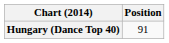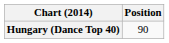(143, 30) 91 -> (143, 30) 90
